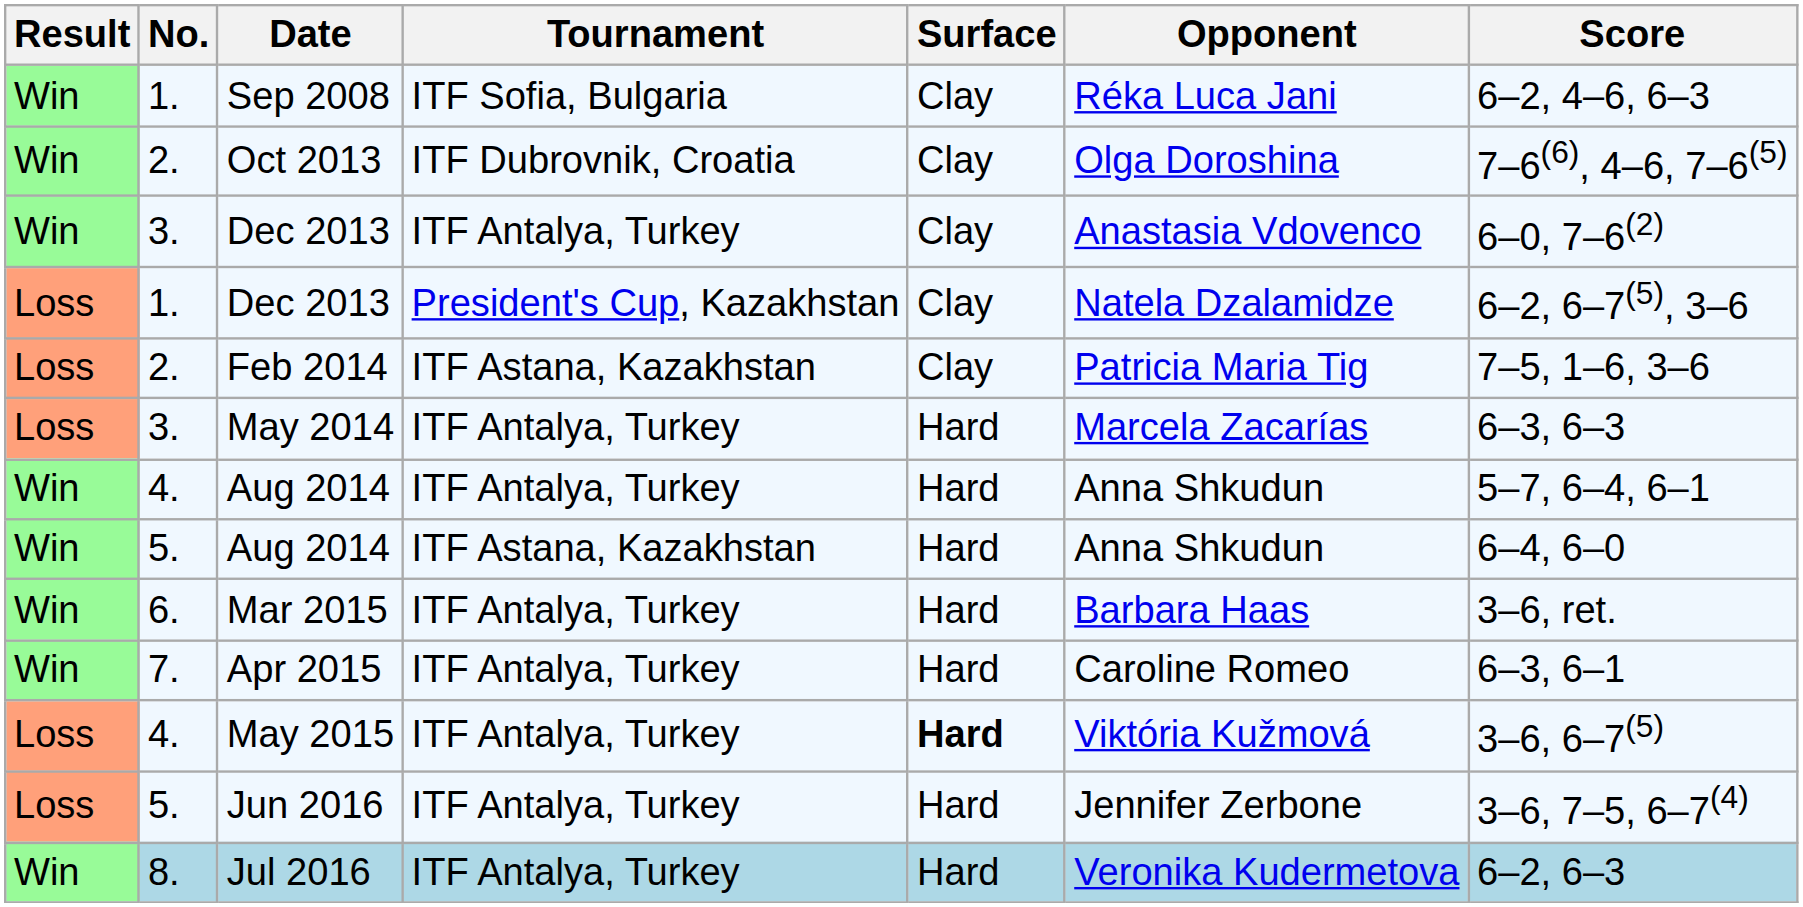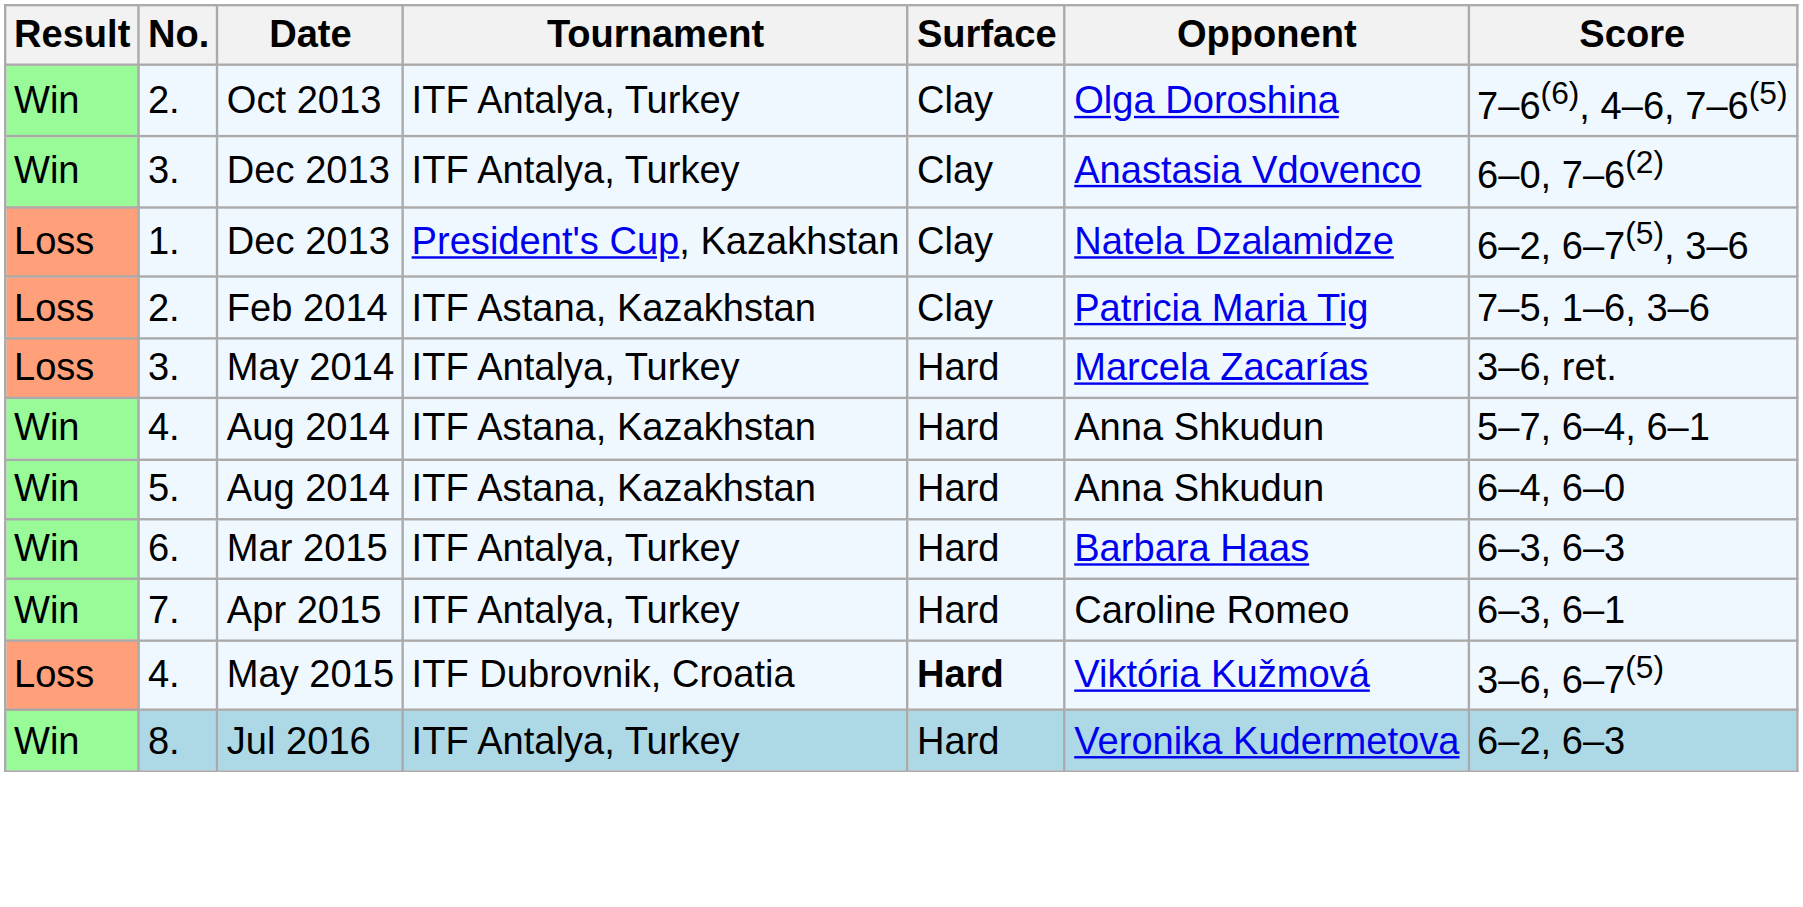- row: (164, 95)
(603, 160) ITF Dubrovnik, Croatia -> (576, 100) ITF Antalya, Turkey
(1551, 427) 6–3, 6–3 -> (1547, 367) 3–6, ret.
(576, 488) ITF Antalya, Turkey -> (614, 427) ITF Astana, Kazakhstan
(1547, 609) 3–6, ret. -> (1551, 548) 6–3, 6–3
(576, 735) ITF Antalya, Turkey -> (603, 674) ITF Dubrovnik, Croatia
- row: (164, 805)
